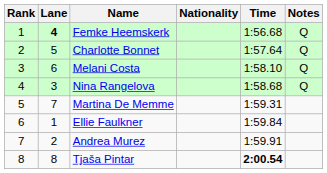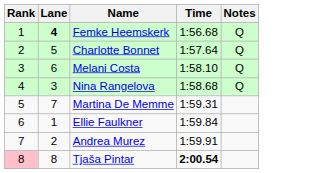- column: (209, 13)
(21, 159) no background -> (21, 159) pink background
